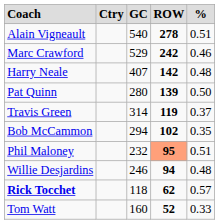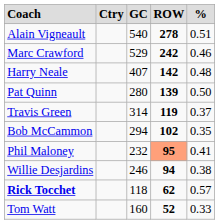(201, 151) 0.51 -> (201, 151) 0.41
(201, 170) 0.48 -> (201, 170) 0.38
